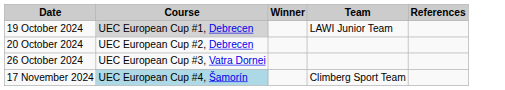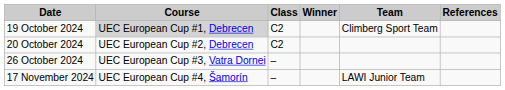+ column: (284, 12)
(351, 28) LAWI Junior Team -> (390, 28) Climberg Sport Team
(173, 77) lightblue background -> (173, 77) no background
(358, 77) Climberg Sport Team -> (383, 77) LAWI Junior Team
